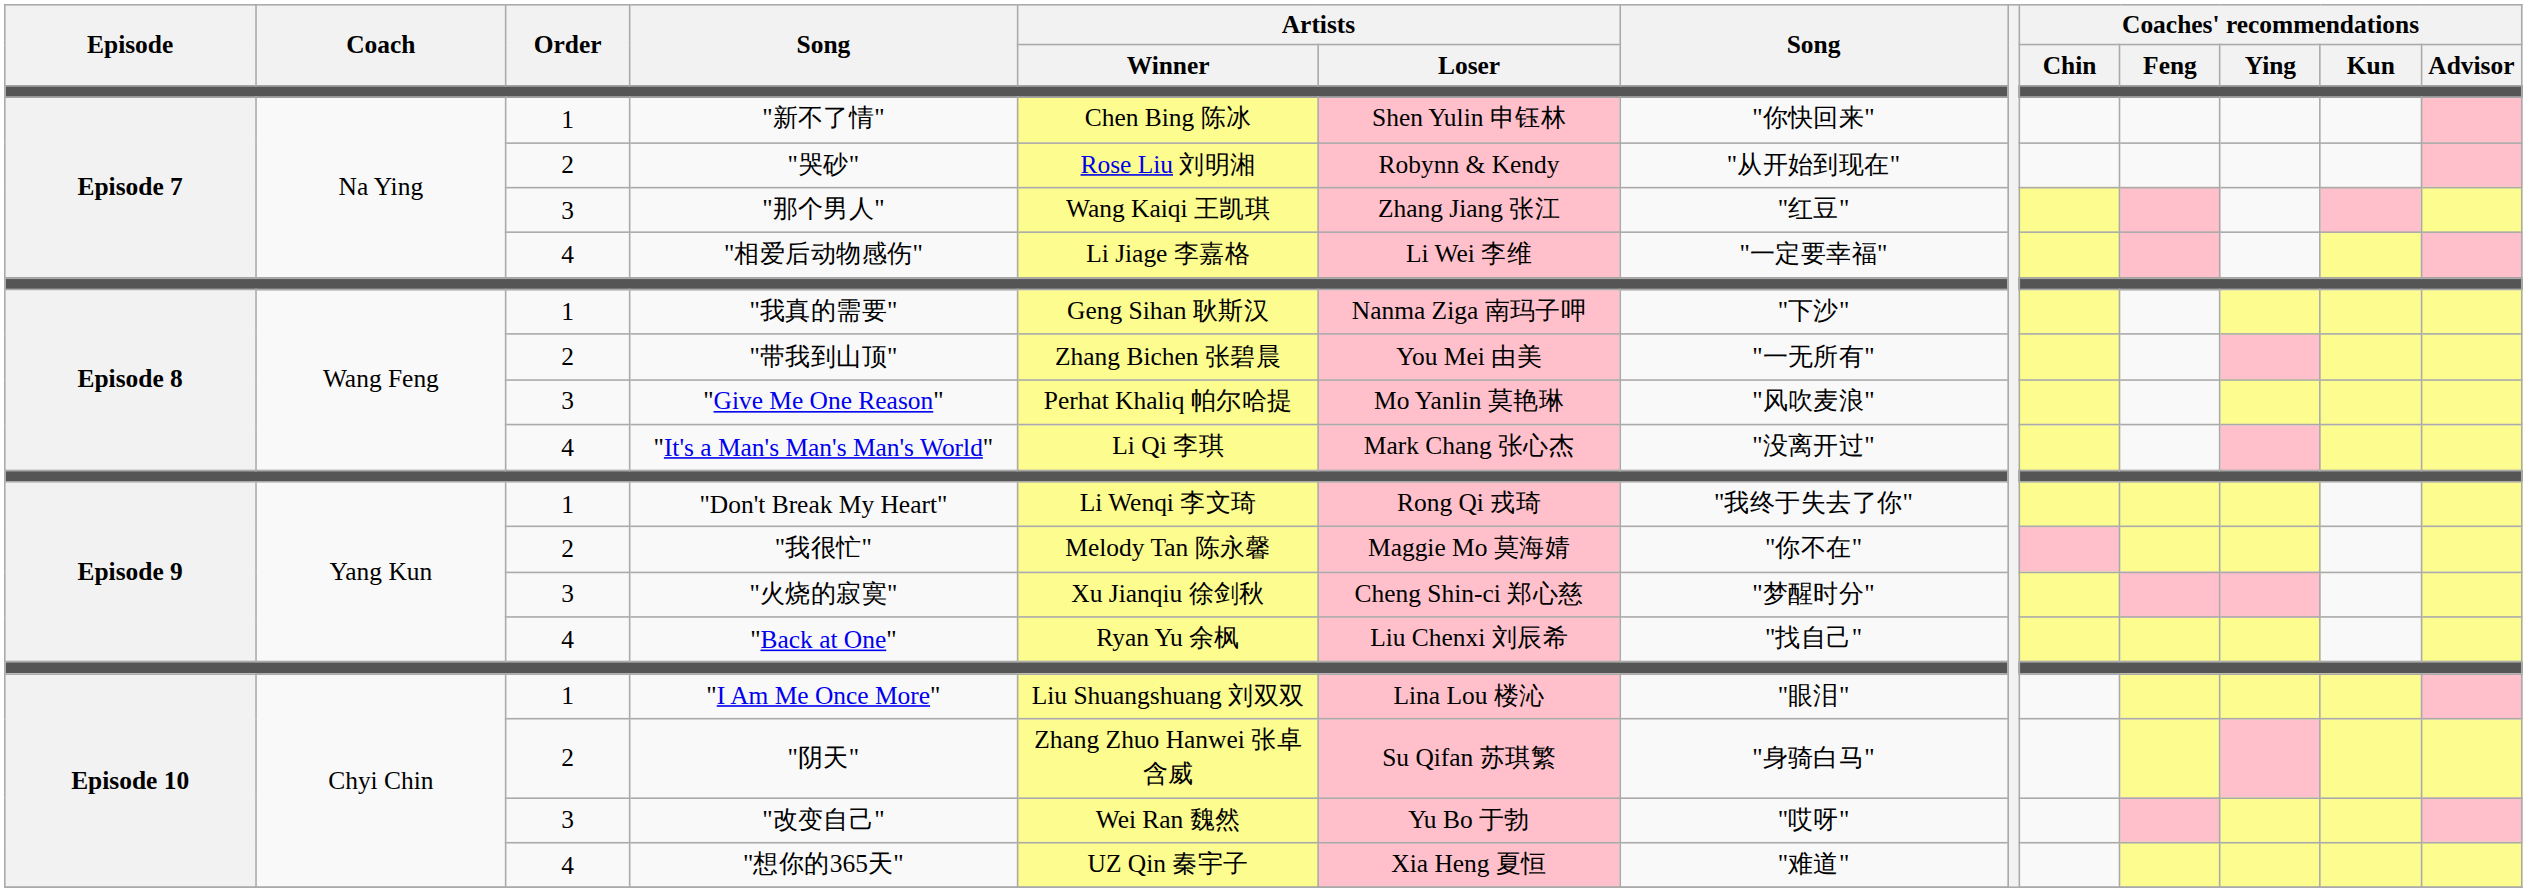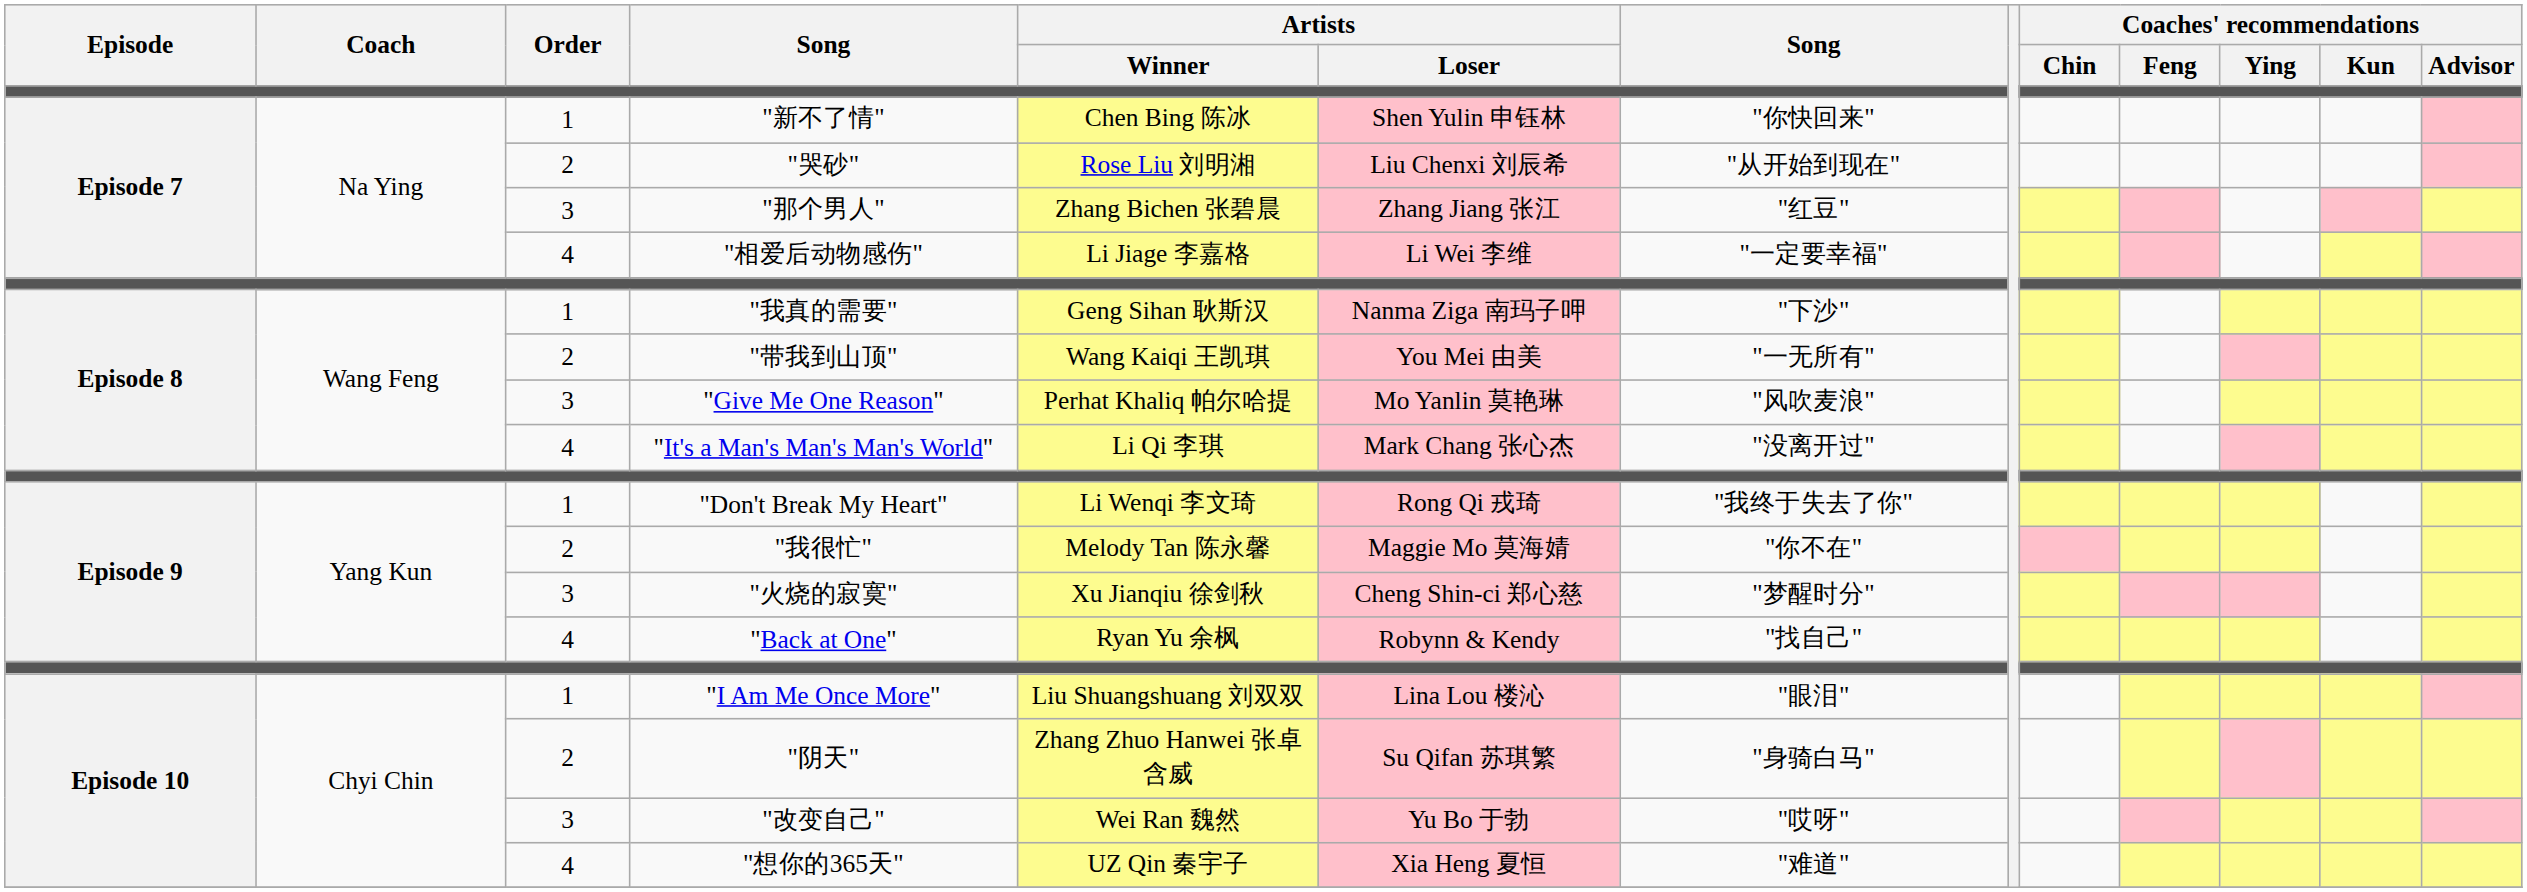(1469, 164) Robynn & Kendy -> (1469, 163) Liu Chenxi 刘辰希
(1168, 208) Wang Kaiqi 王凯琪 -> (1168, 208) Zhang Bichen 张碧晨
(1168, 355) Zhang Bichen 张碧晨 -> (1168, 355) Wang Kaiqi 王凯琪
(1469, 638) Liu Chenxi 刘辰希 -> (1469, 639) Robynn & Kendy
